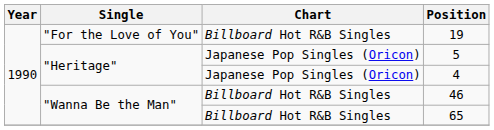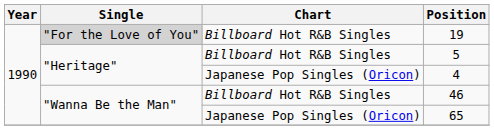(121, 35) no background -> (121, 35) lightgrey background
(313, 55) Japanese Pop Singles (Oricon) -> (298, 55) Billboard Hot R&B Singles
(298, 115) Billboard Hot R&B Singles -> (313, 115) Japanese Pop Singles (Oricon)
